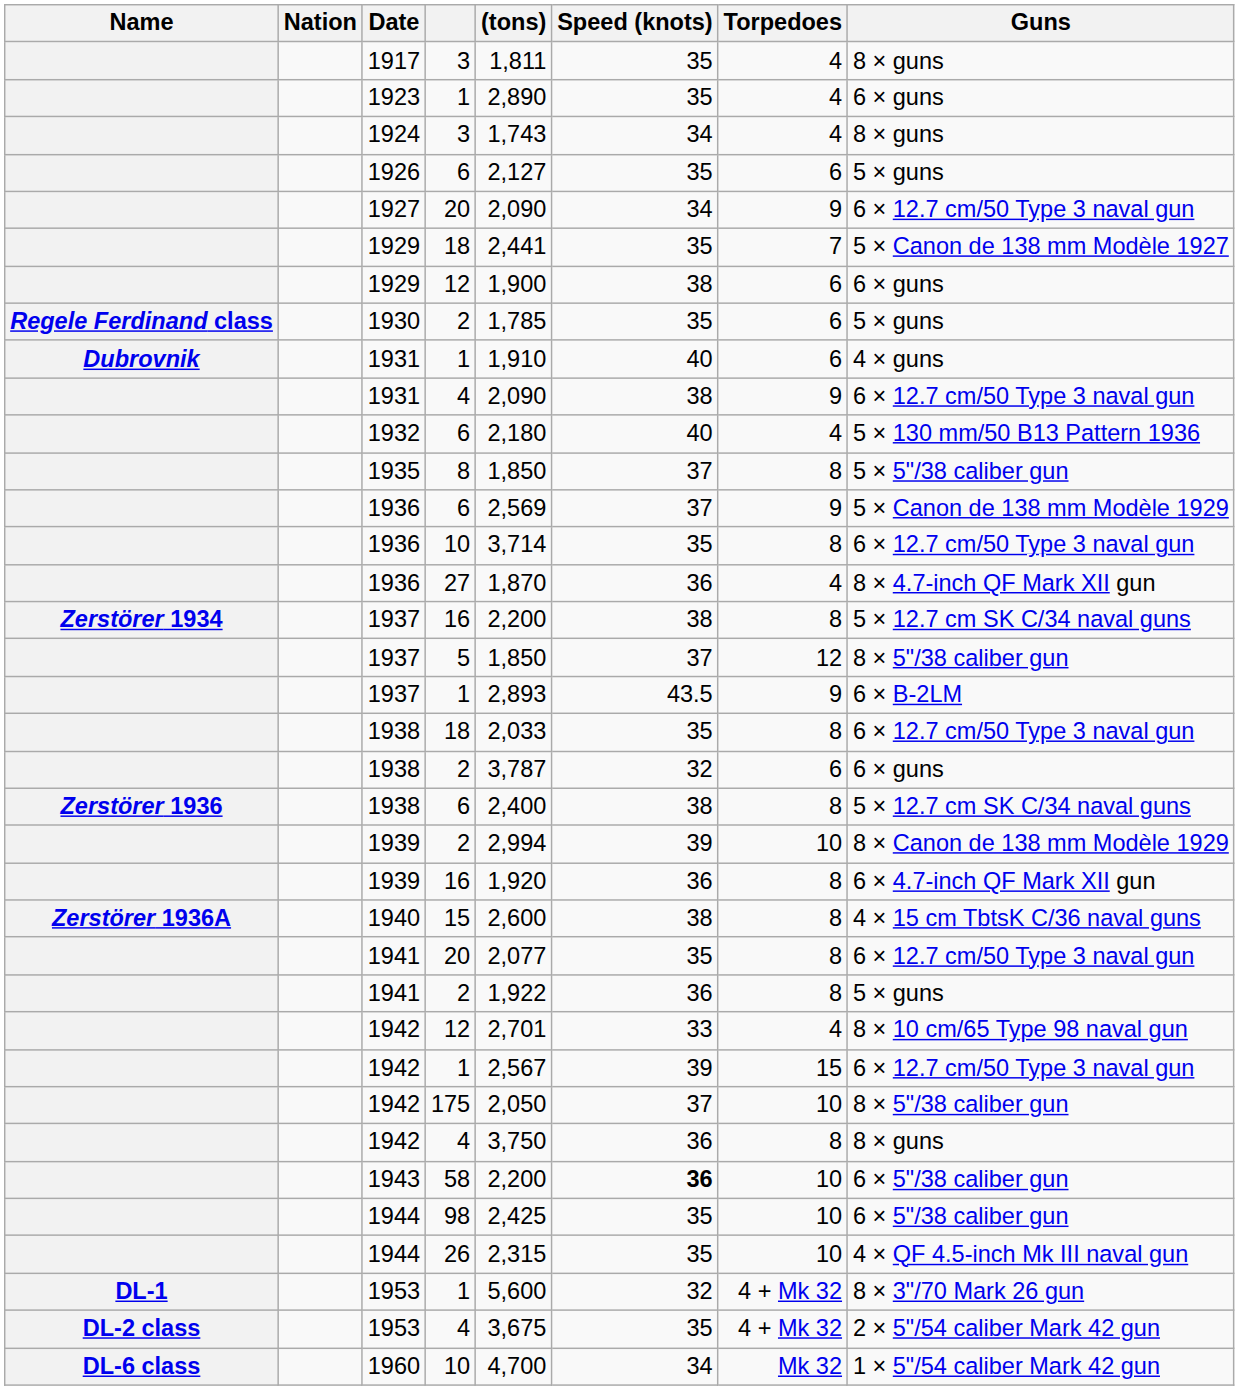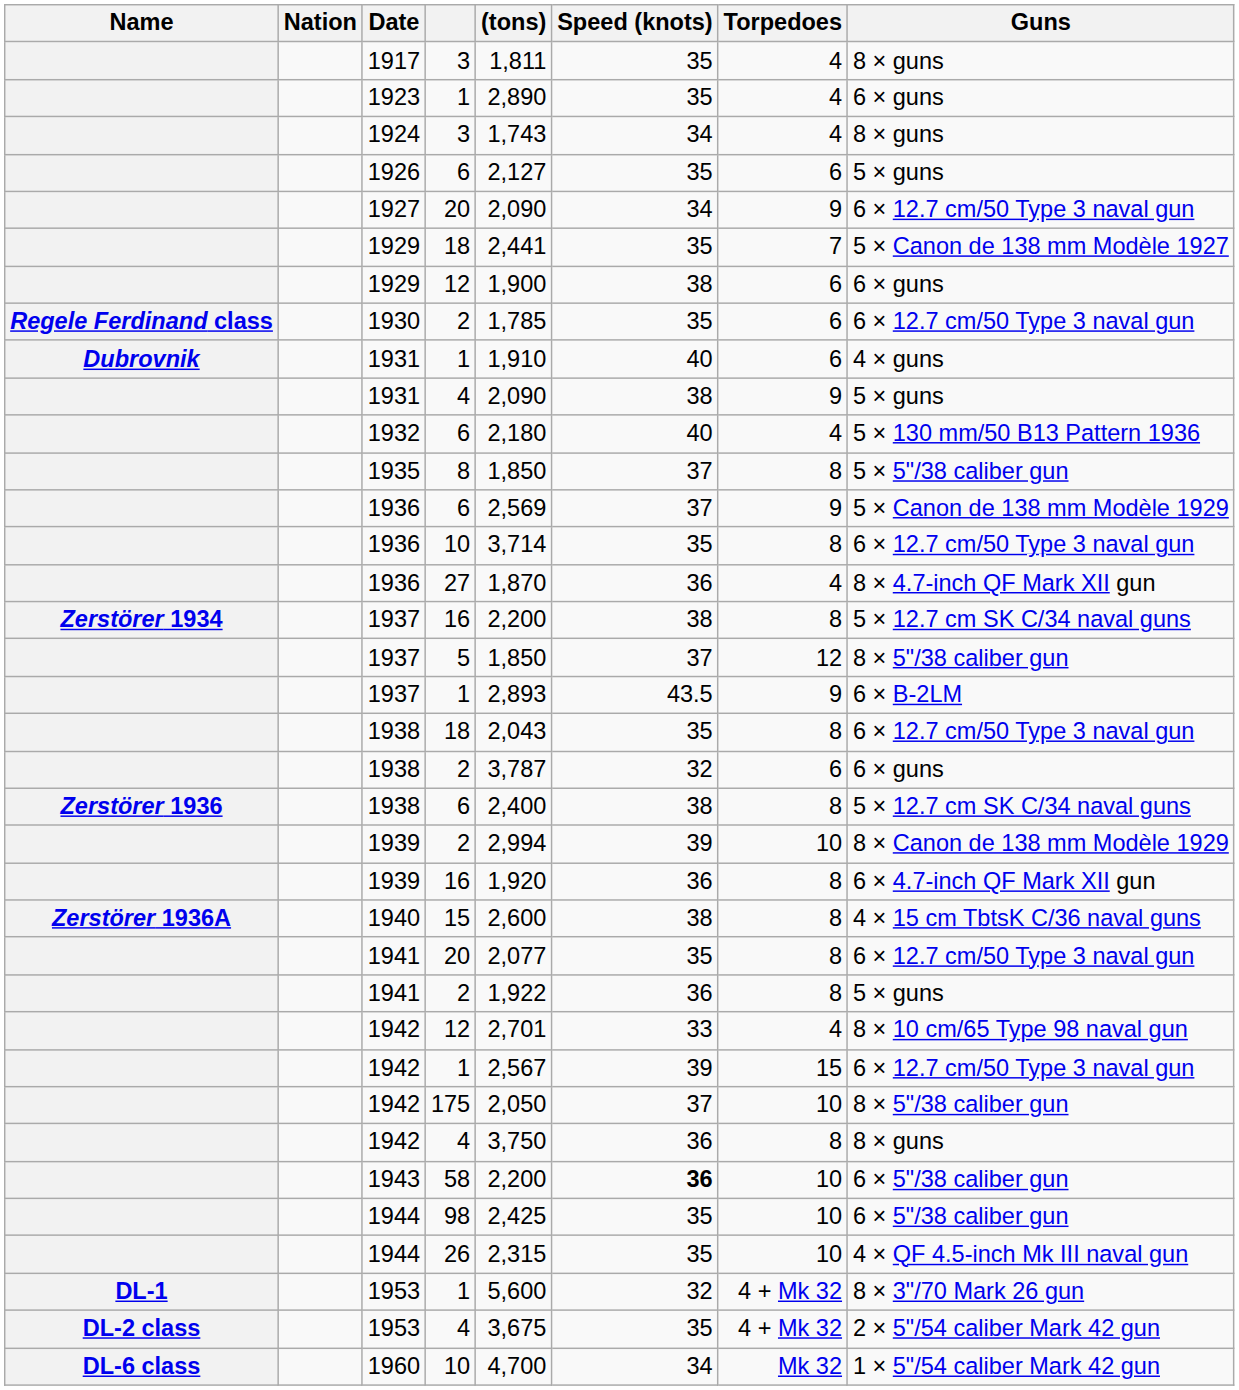(898, 321) 5 × guns -> (1024, 321) 6 × 12.7 cm/50 Type 3 naval gun
(1024, 396) 6 × 12.7 cm/50 Type 3 naval gun -> (898, 396) 5 × guns
(517, 731) 2,033 -> (517, 731) 2,043
